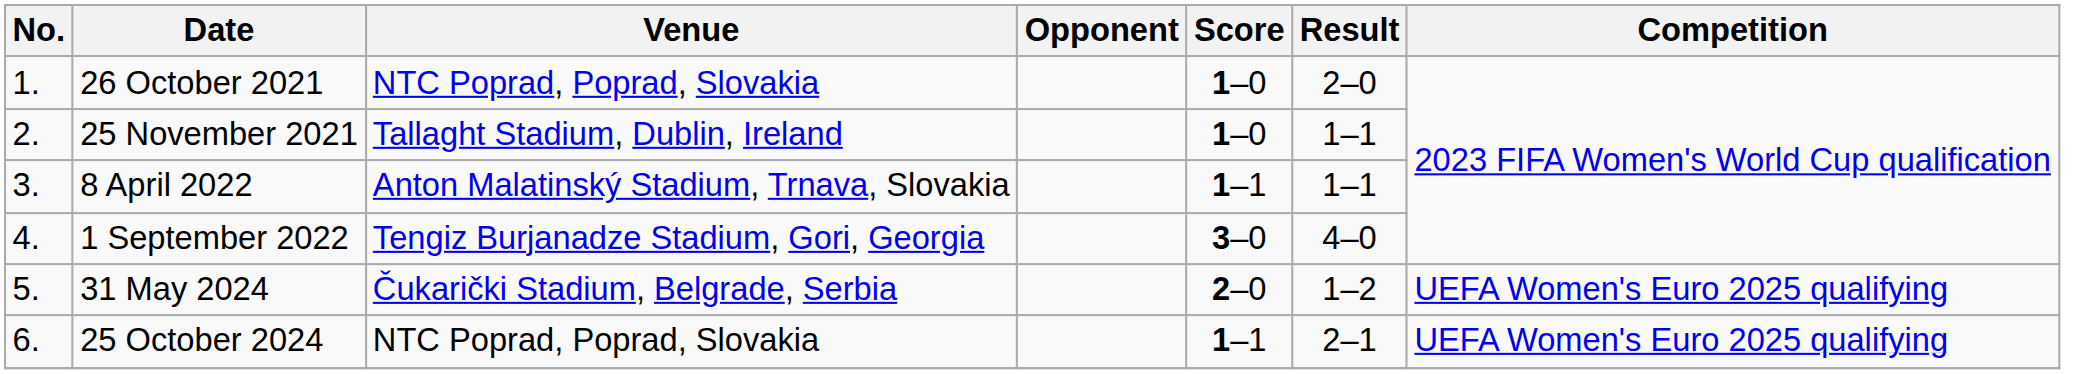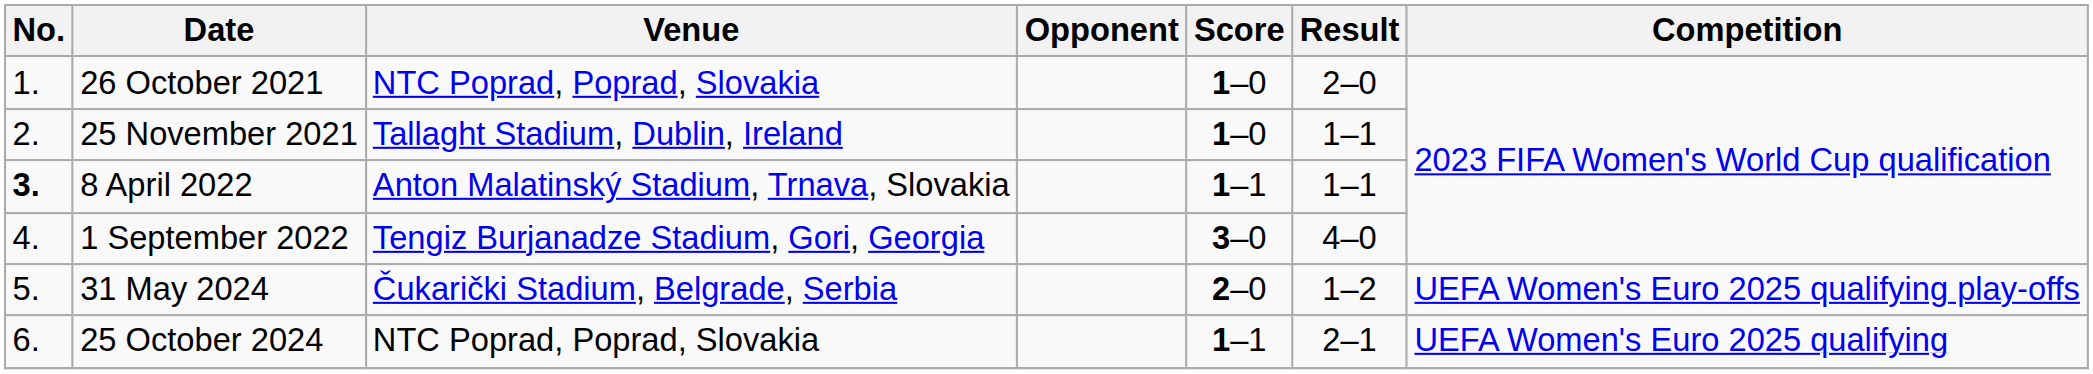(26, 185) normal -> (26, 185) bold
(1681, 289) UEFA Women's Euro 2025 qualifying -> (1747, 289) UEFA Women's Euro 2025 qualifying play-offs
